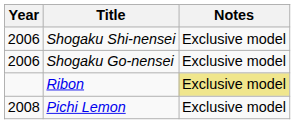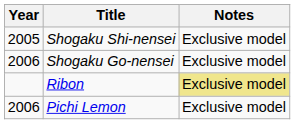(24, 38) 2006 -> (24, 38) 2005
(24, 107) 2008 -> (24, 107) 2006
